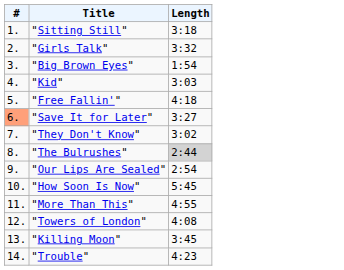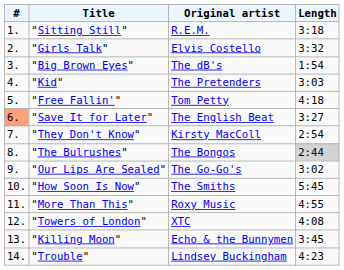+ column: (232, 13)
(184, 135) 3:02 -> (311, 135) 2:54
(184, 169) 2:54 -> (311, 169) 3:02
